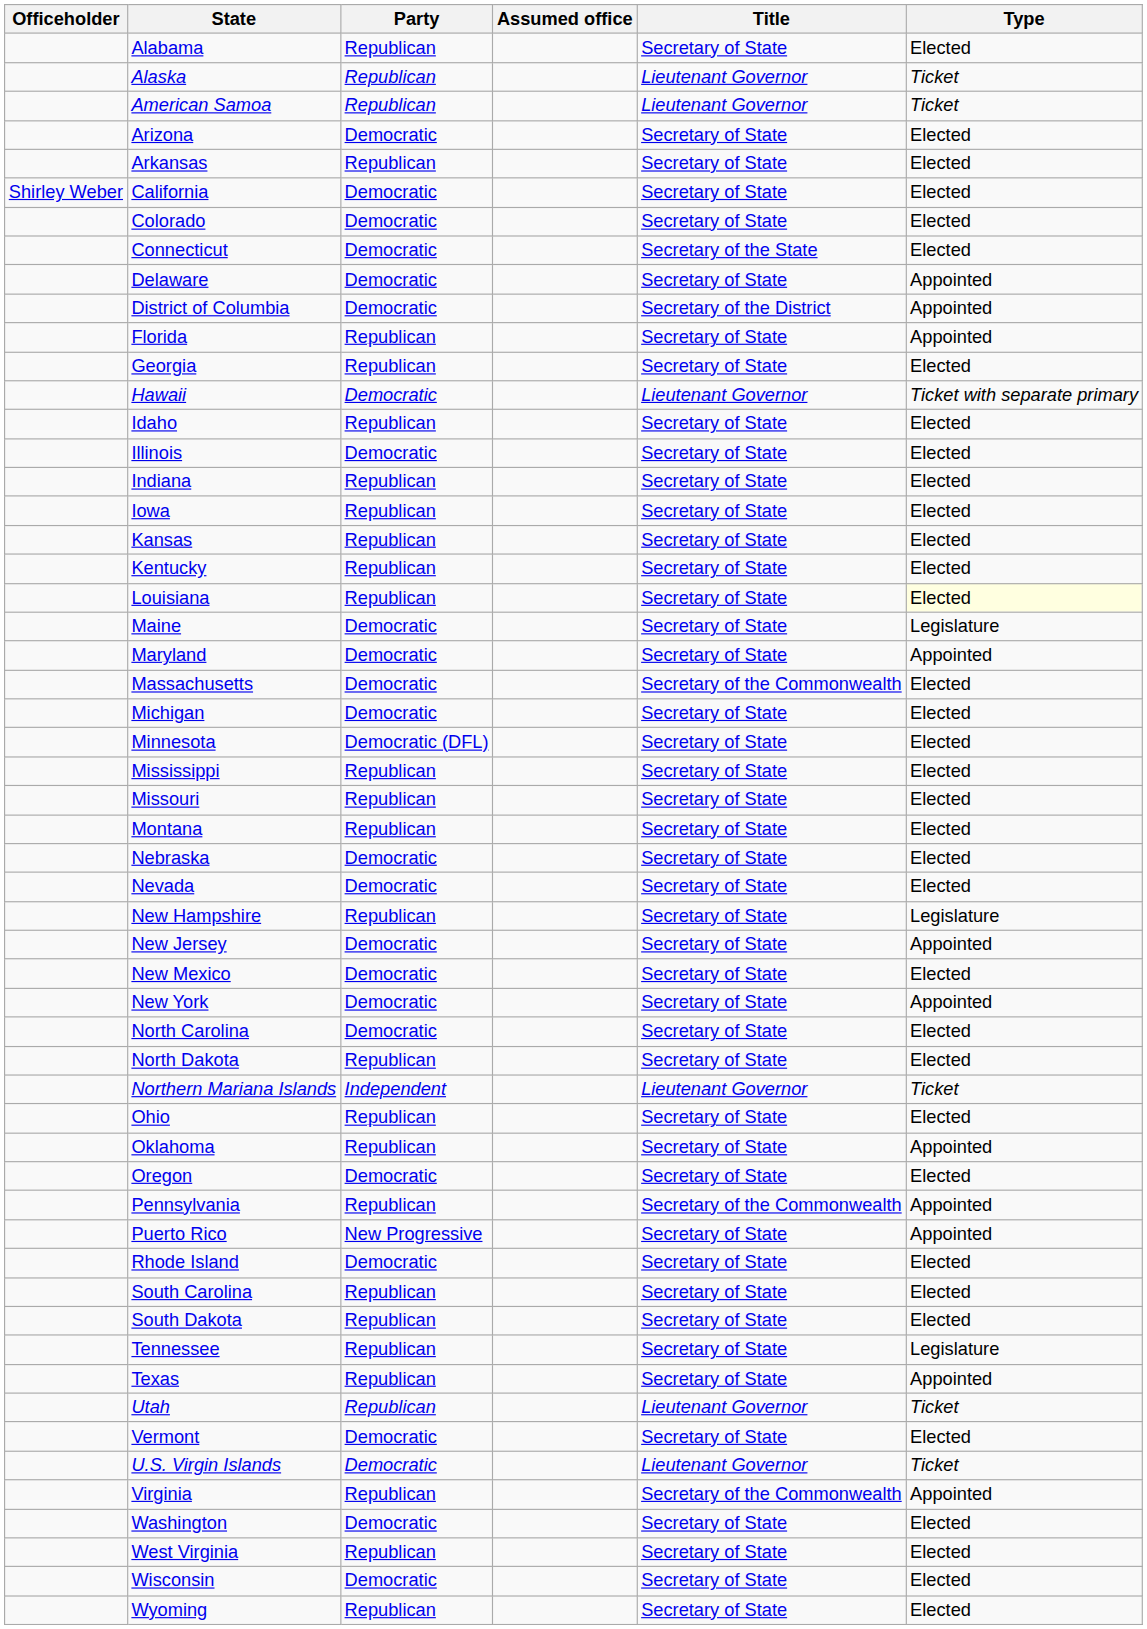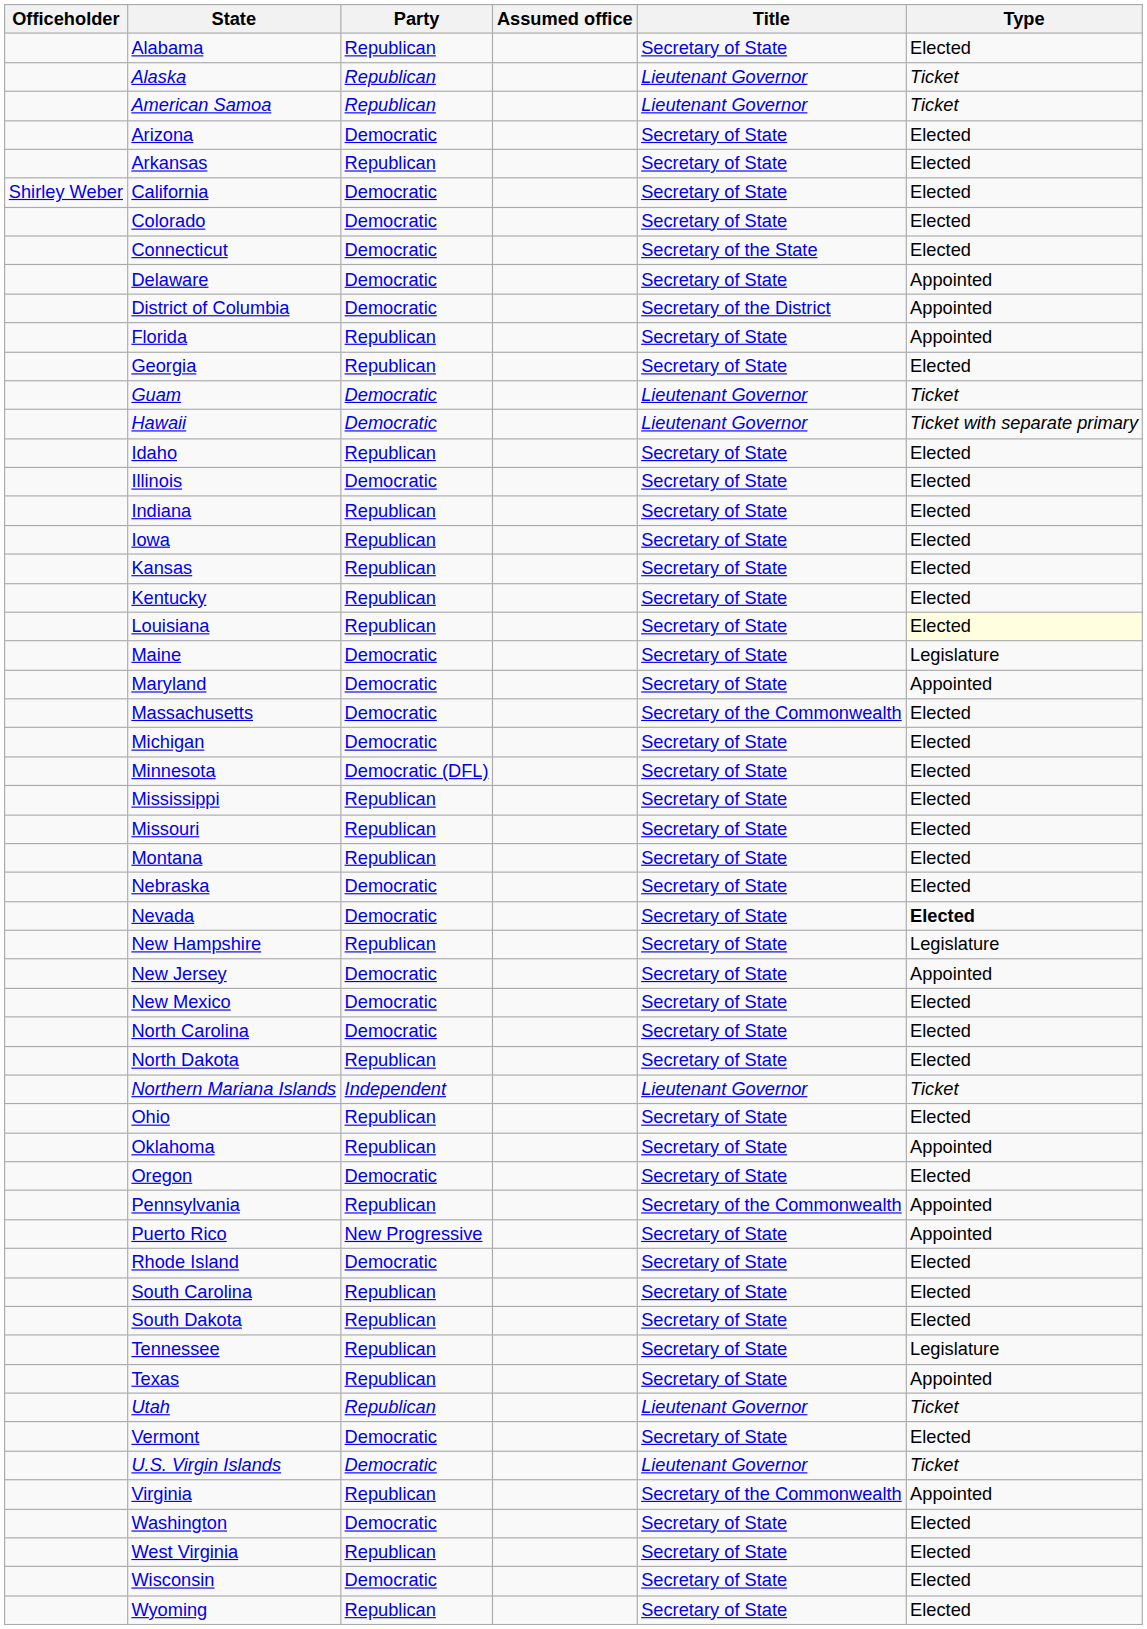+ row: (156, 395)
(941, 886) normal -> (943, 915) bold
- row: (170, 1002)
